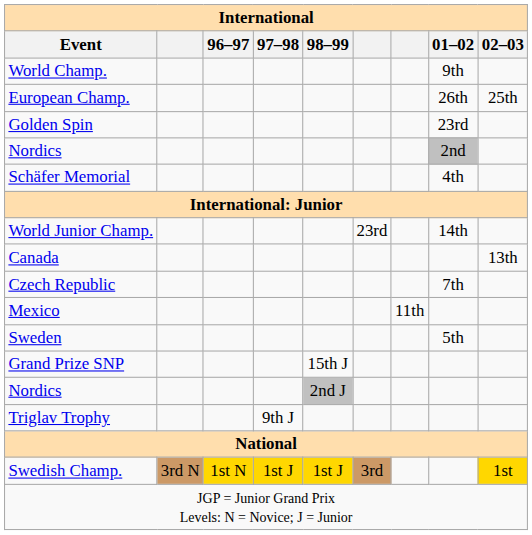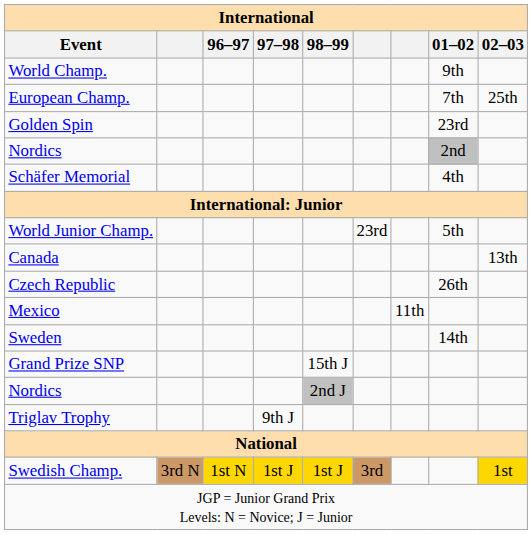(453, 97) 26th -> (453, 97) 7th
(453, 230) 14th -> (453, 230) 5th
(453, 284) 7th -> (453, 284) 26th
(453, 337) 5th -> (453, 337) 14th
